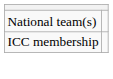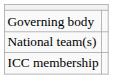+ row: (51, 21)
